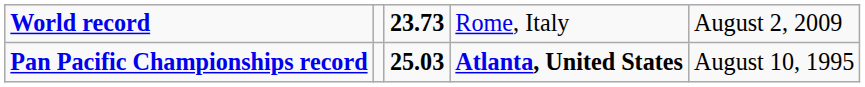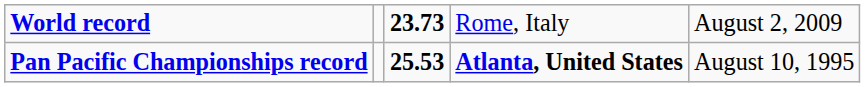(417, 61) 25.03 -> (417, 61) 25.53
